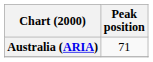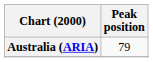(124, 47) 71 -> (124, 47) 79
